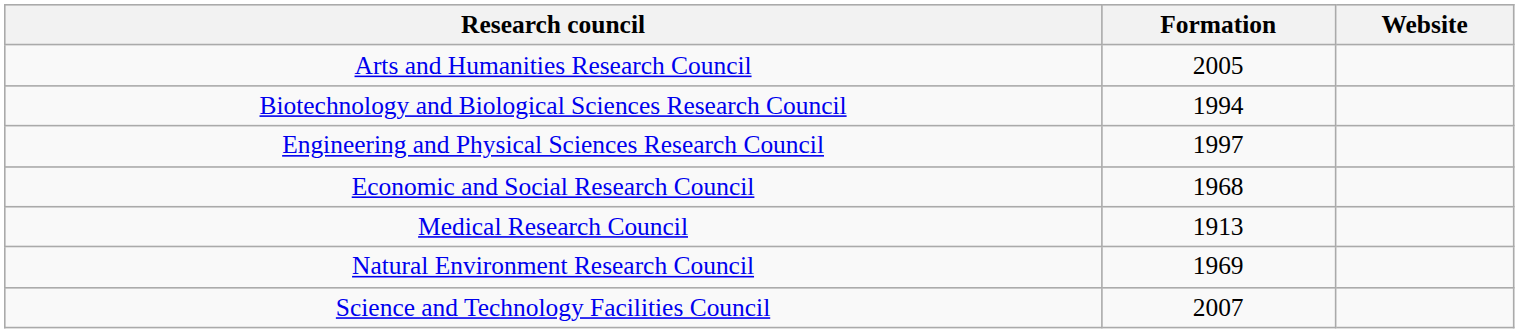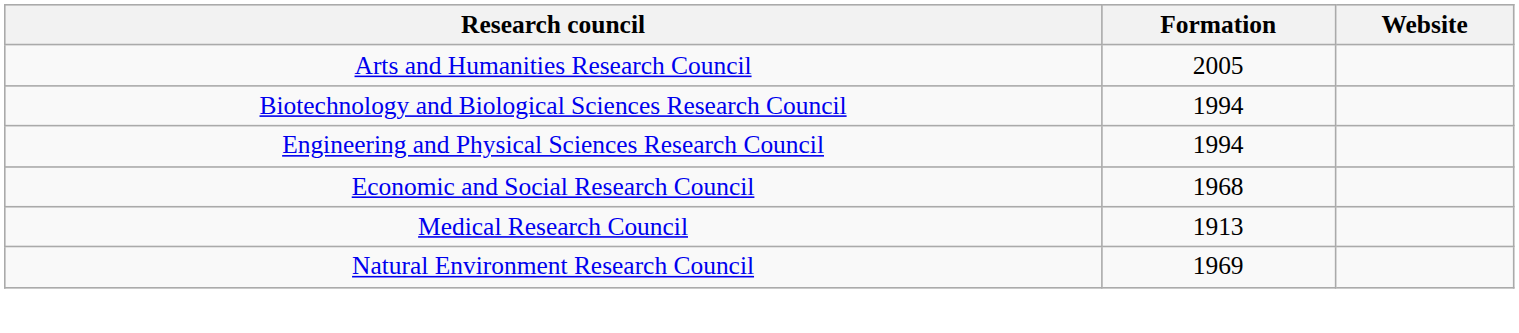(1218, 145) 1997 -> (1218, 145) 1994
- row: (553, 307)
